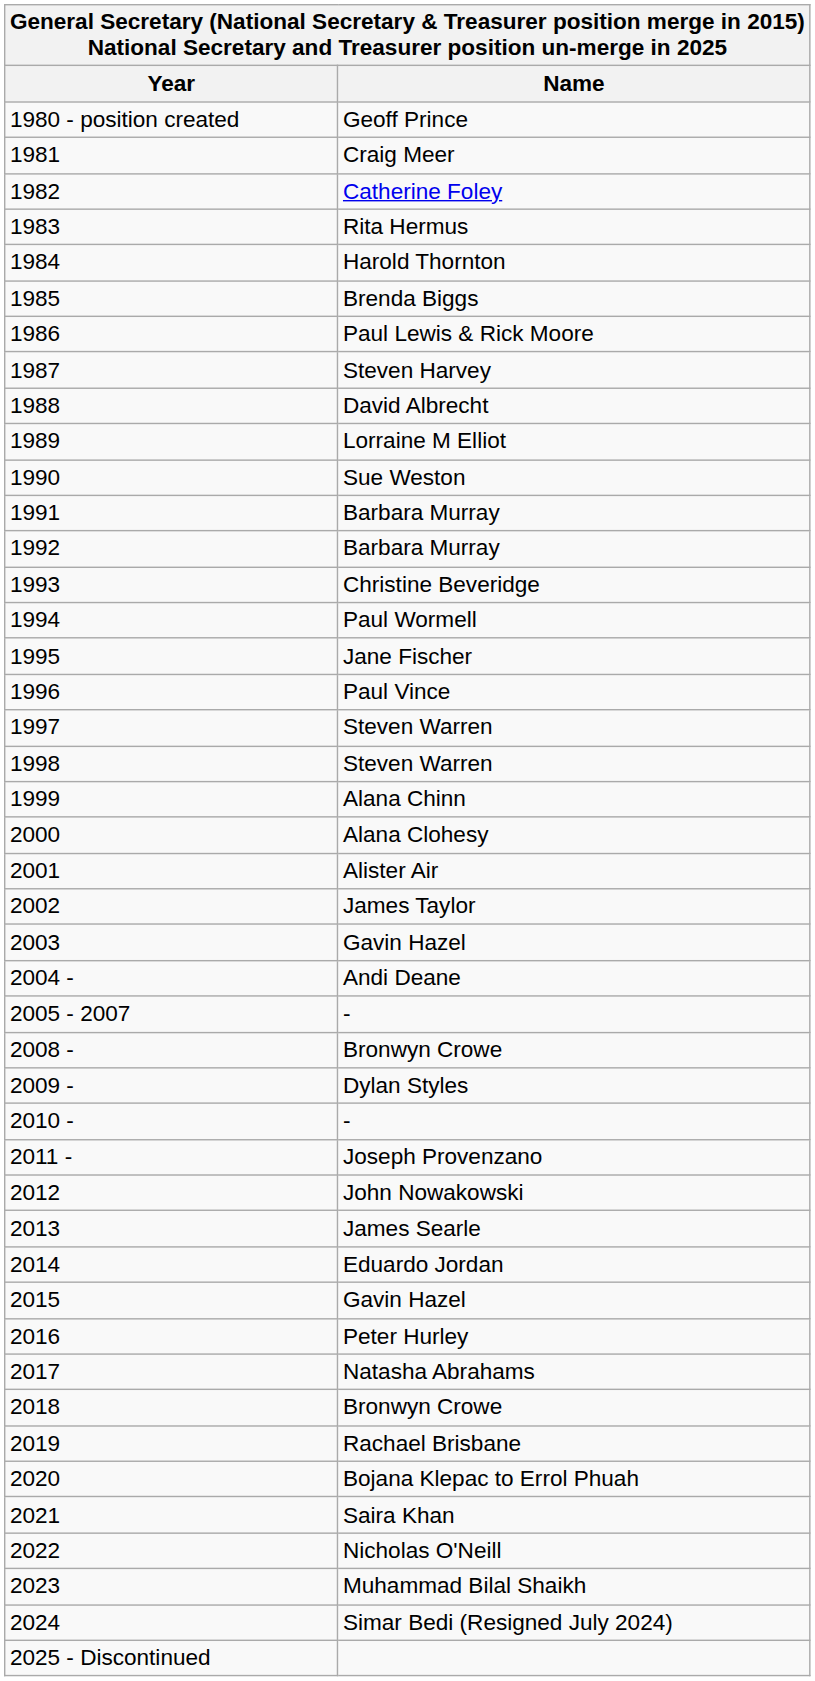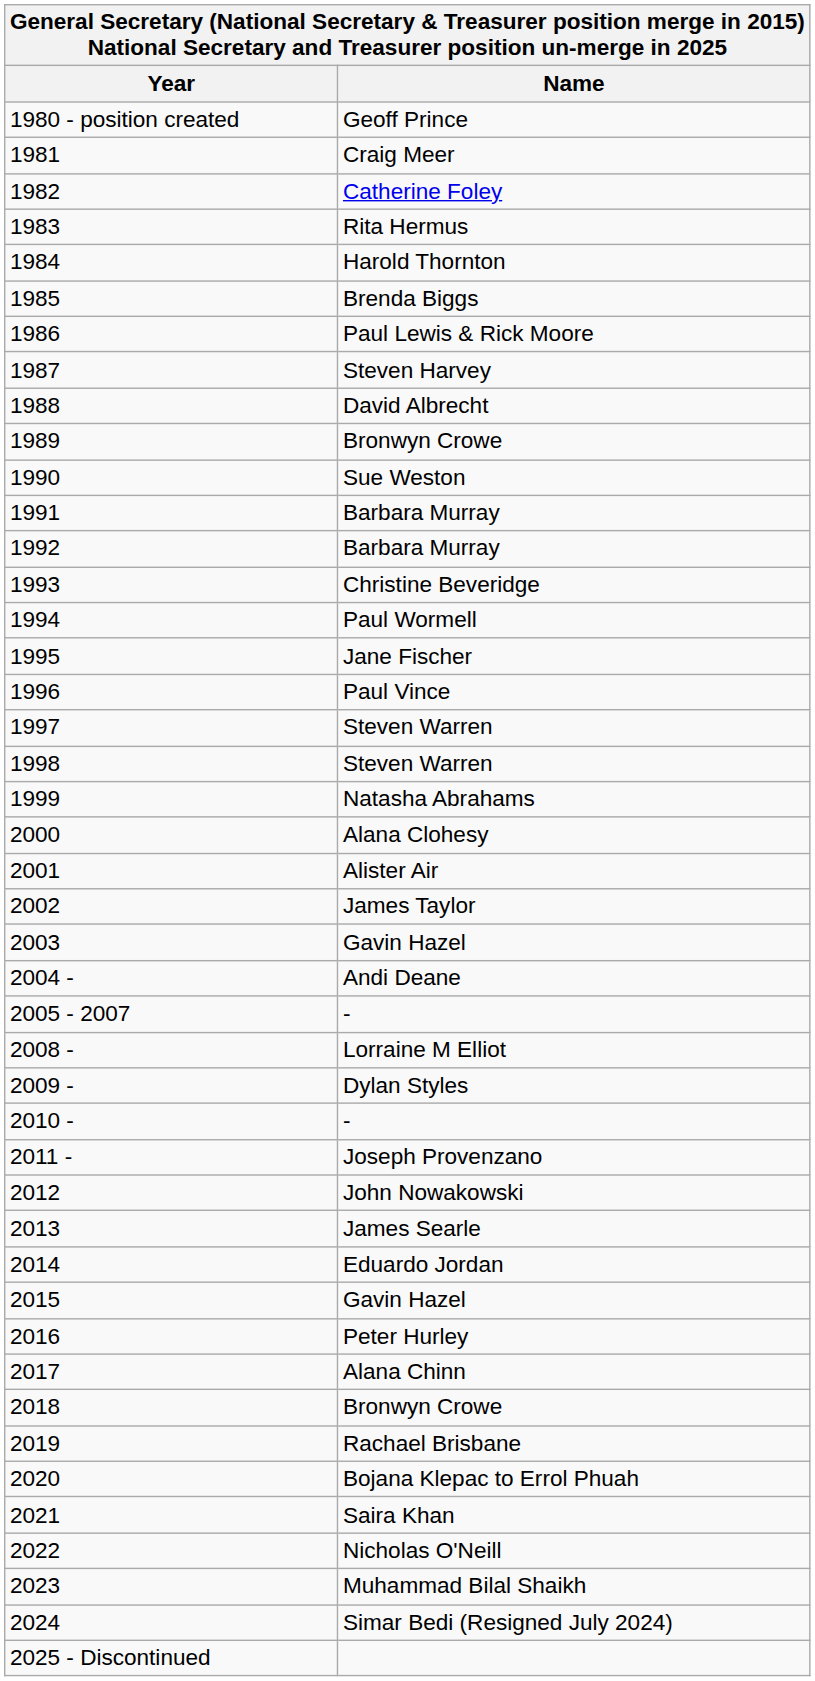(424, 441) Lorraine M Elliot -> (423, 441) Bronwyn Crowe
(404, 799) Alana Chinn -> (439, 799) Natasha Abrahams
(423, 1049) Bronwyn Crowe -> (424, 1049) Lorraine M Elliot
(439, 1371) Natasha Abrahams -> (404, 1371) Alana Chinn
